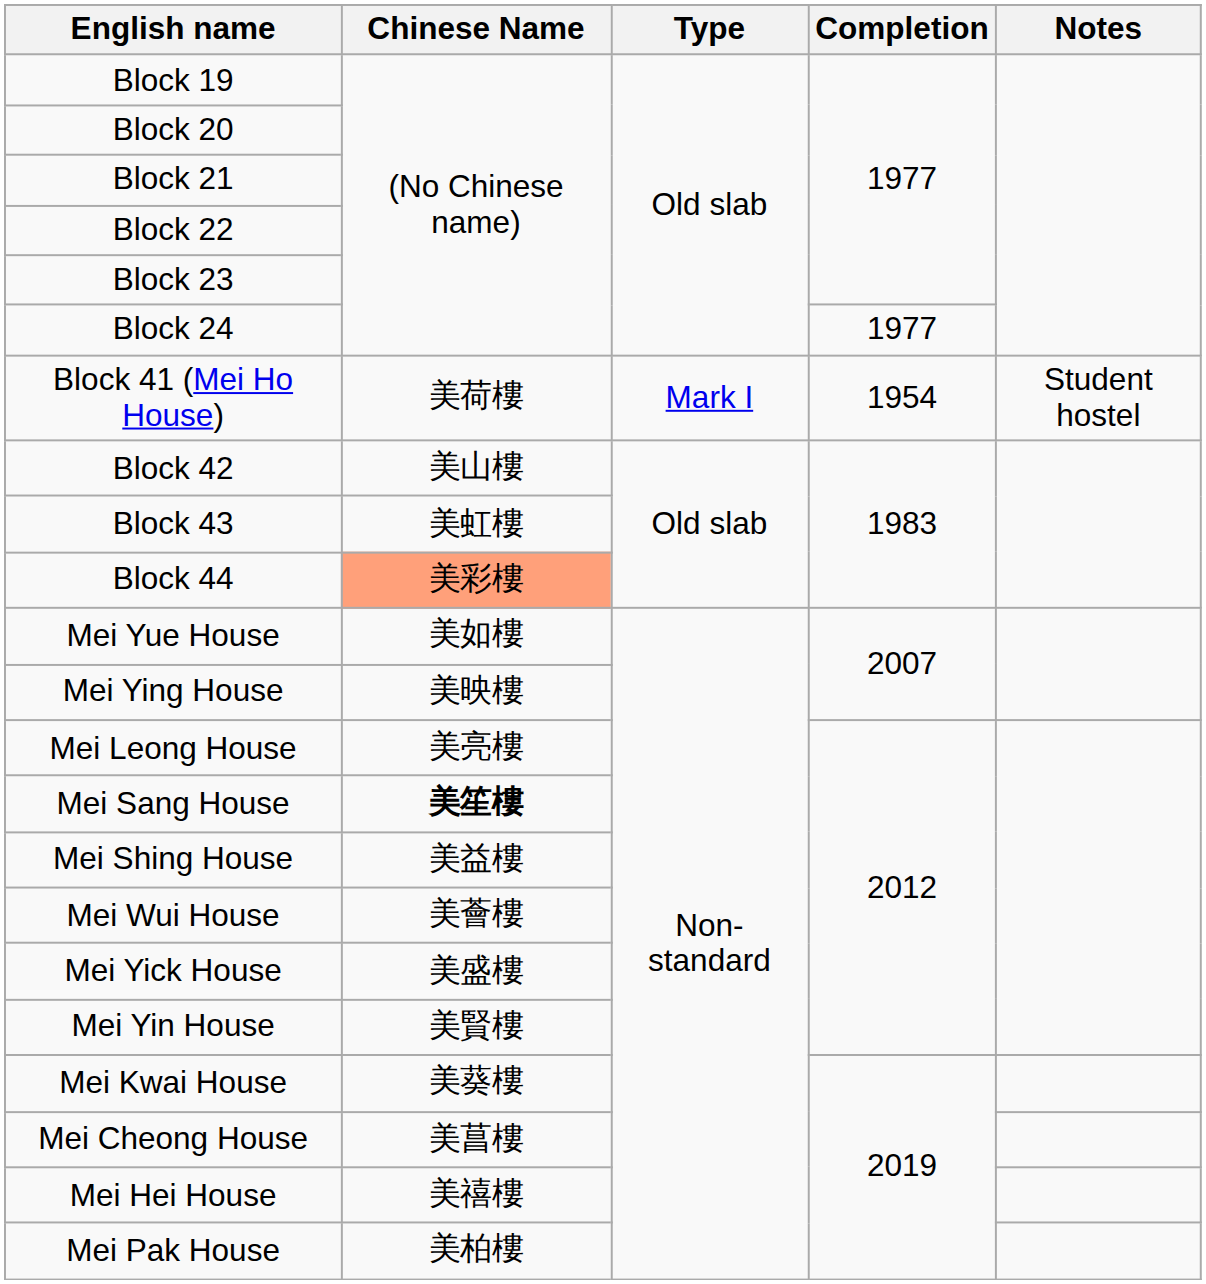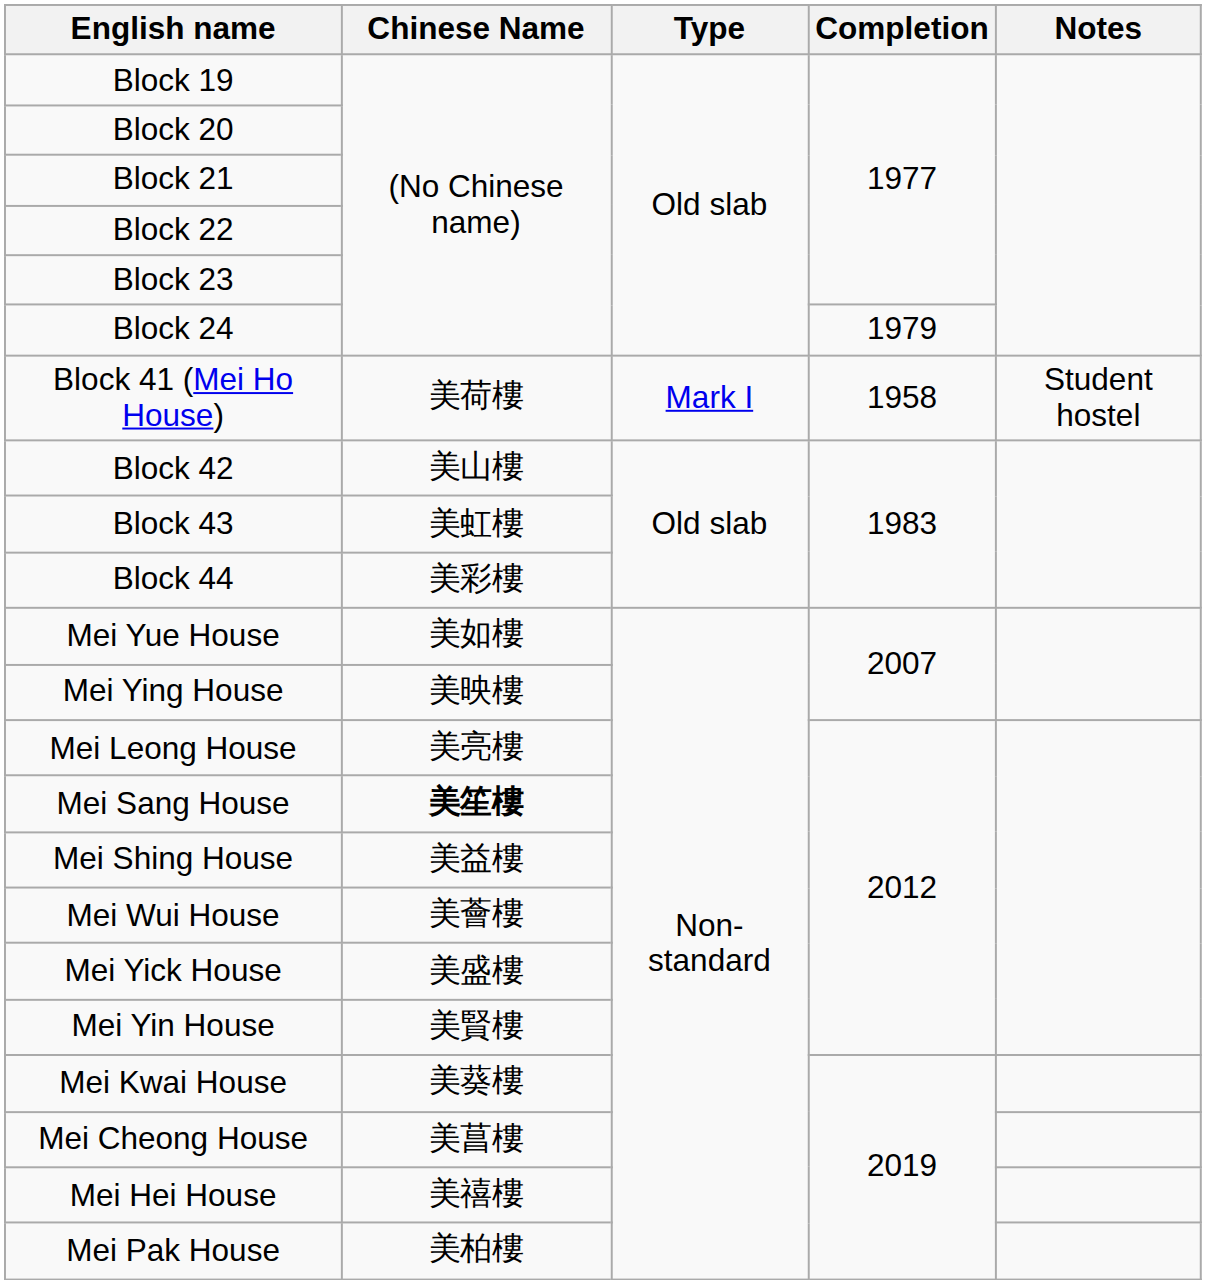(902, 329) 1977 -> (902, 329) 1979
(902, 397) 1954 -> (902, 397) 1958
(476, 578) lightsalmon background -> (476, 578) no background
